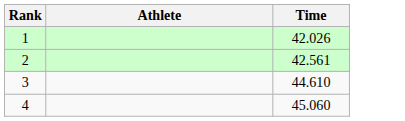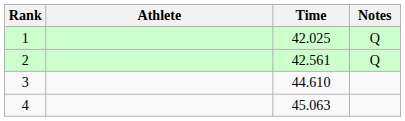+ column: (375, 15)
(311, 37) 42.026 -> (311, 37) 42.025
(311, 104) 45.060 -> (311, 104) 45.063
